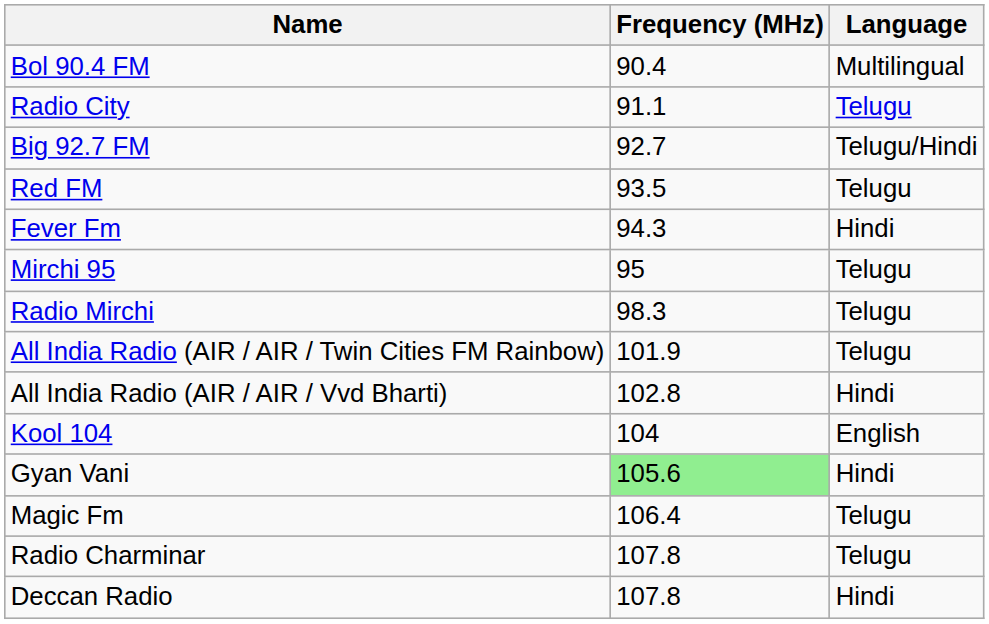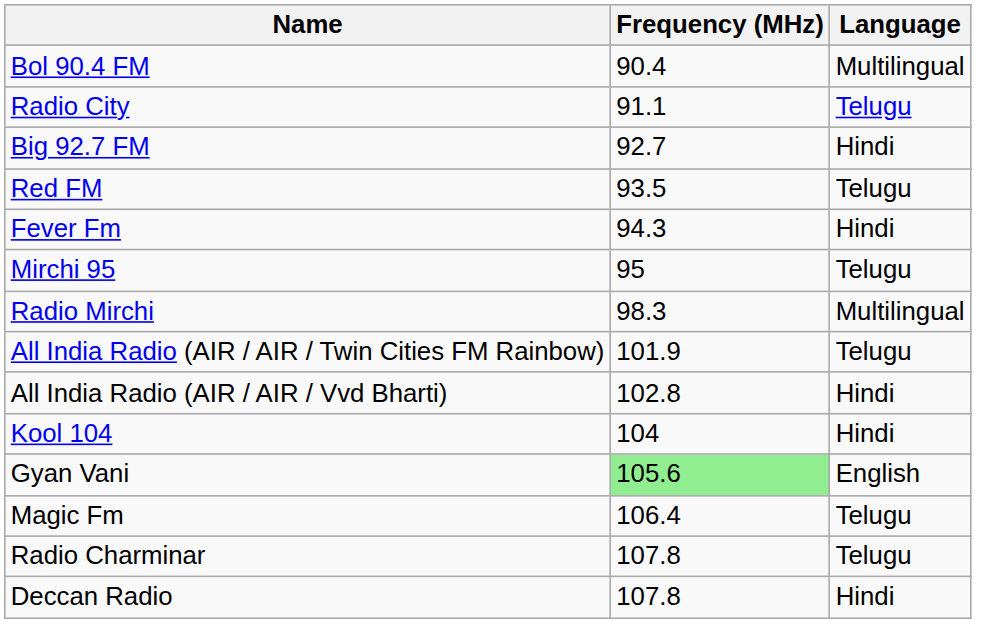(907, 147) Telugu/Hindi -> (865, 147) Hindi
(874, 310) Telugu -> (900, 310) Multilingual
(878, 433) English -> (865, 433) Hindi
(865, 474) Hindi -> (878, 474) English
